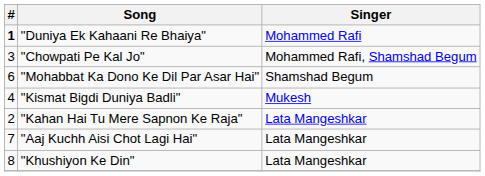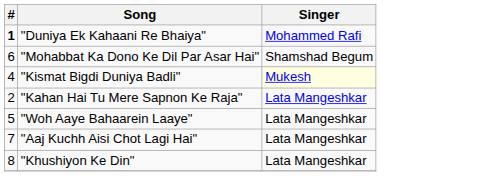- row: (83, 56)
(288, 98) no background -> (288, 77) lightyellow background
+ row: (107, 118)
